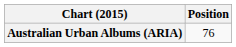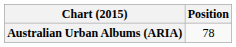(208, 33) 76 -> (208, 33) 78
